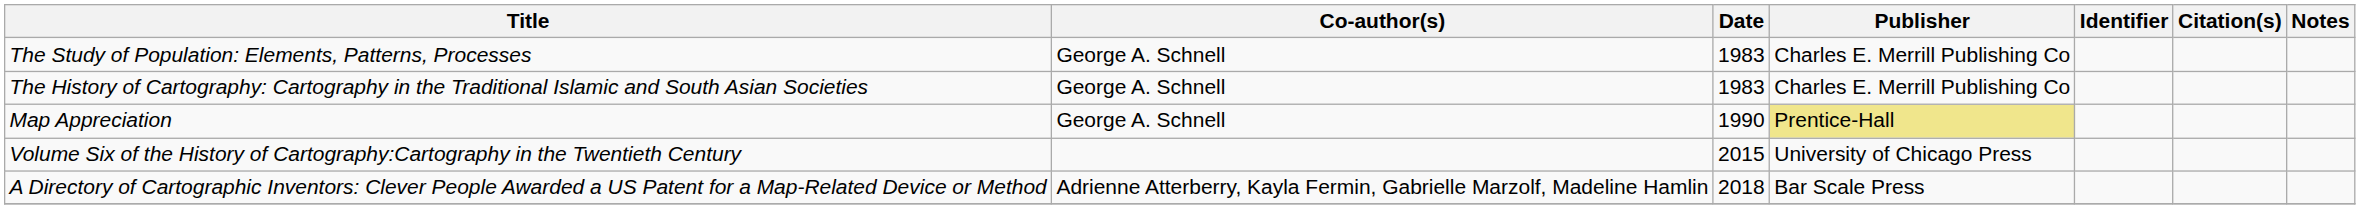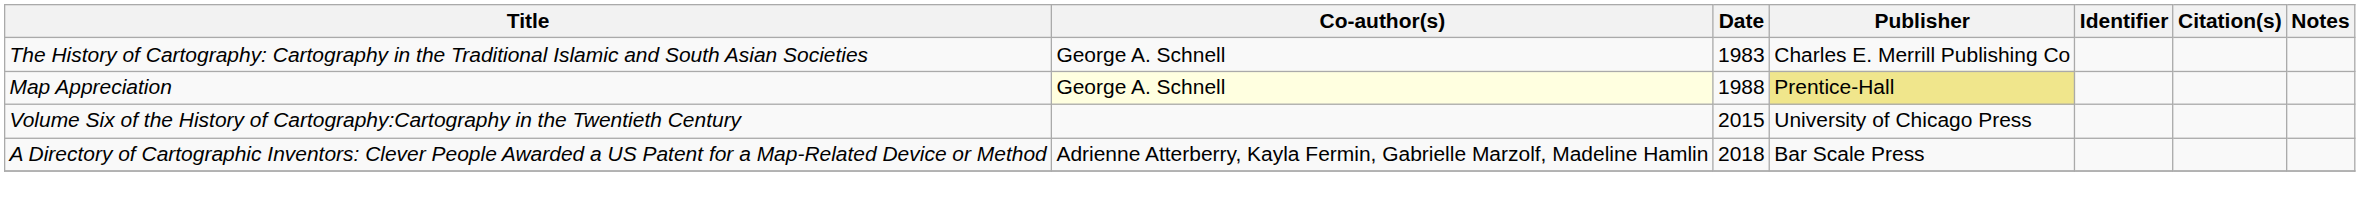- row: (270, 54)
(1141, 120) no background -> (1141, 87) lightyellow background
(1741, 120) 1990 -> (1741, 87) 1988
